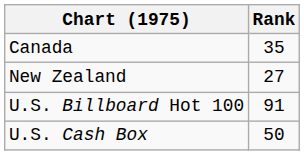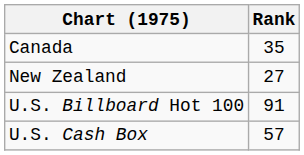(274, 135) 50 -> (274, 135) 57
